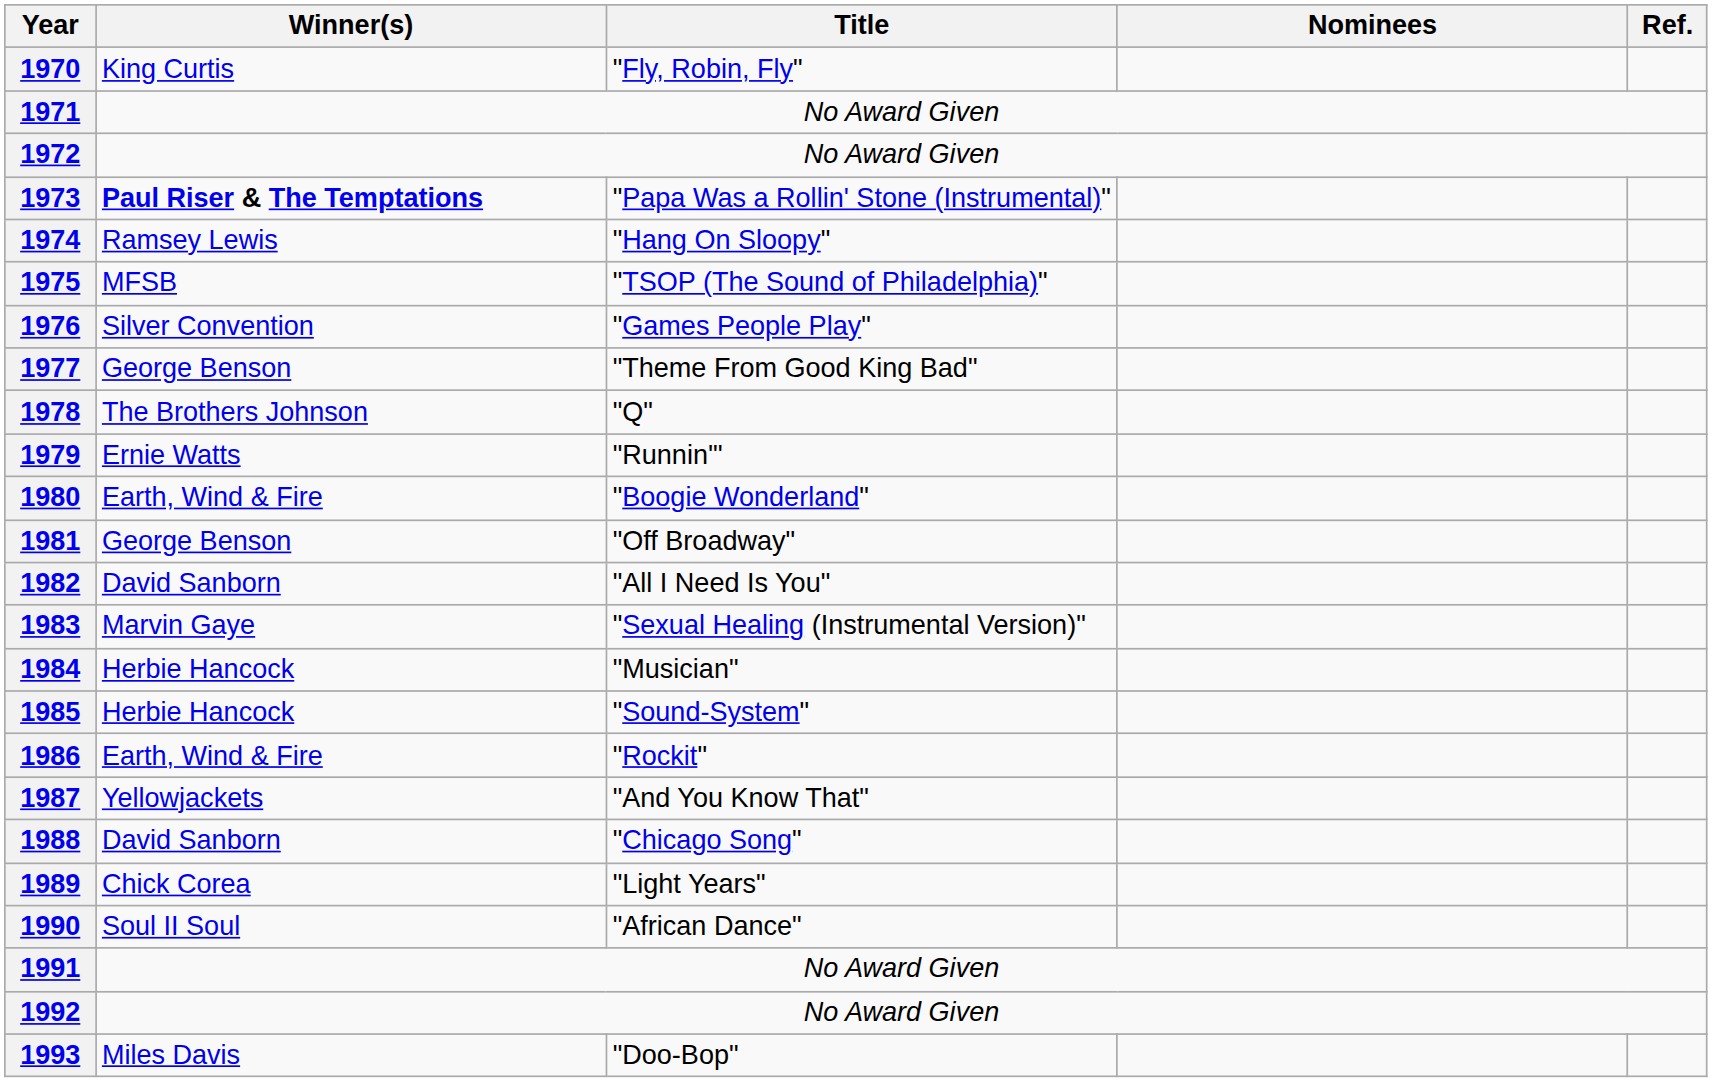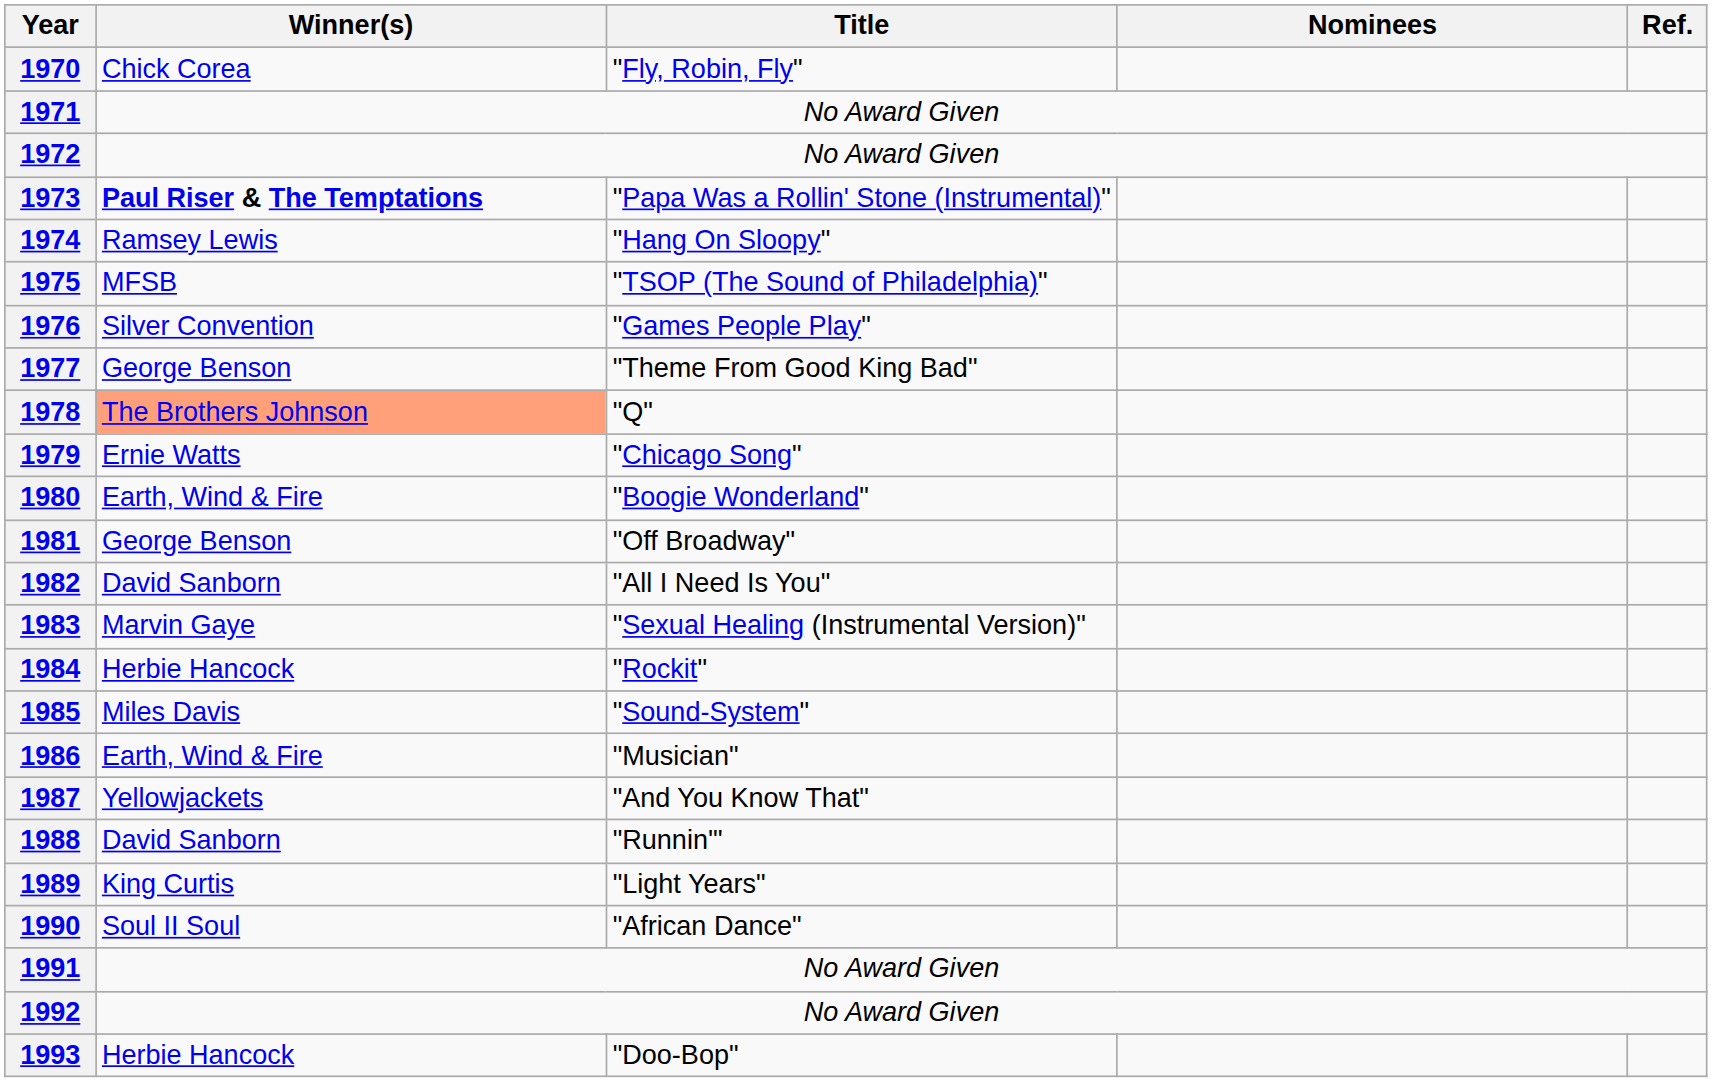(168, 68) King Curtis -> (176, 68) Chick Corea
(235, 411) no background -> (235, 411) lightsalmon background
(668, 454) "Runnin'" -> (707, 454) "Chicago Song"
(676, 669) "Musician" -> (660, 669) "Rockit"
(198, 712) Herbie Hancock -> (171, 712) Miles Davis
(660, 754) "Rockit" -> (676, 754) "Musician"
(707, 840) "Chicago Song" -> (668, 840) "Runnin'"
(176, 883) Chick Corea -> (168, 883) King Curtis
(171, 1055) Miles Davis -> (198, 1055) Herbie Hancock
